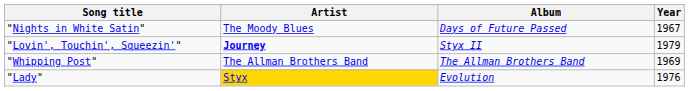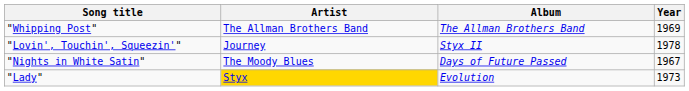rows swapped: (52, 61) <-> (76, 29)
(244, 45) bold -> (244, 45) normal
(669, 45) 1979 -> (669, 45) 1978
(669, 78) 1976 -> (669, 78) 1973
